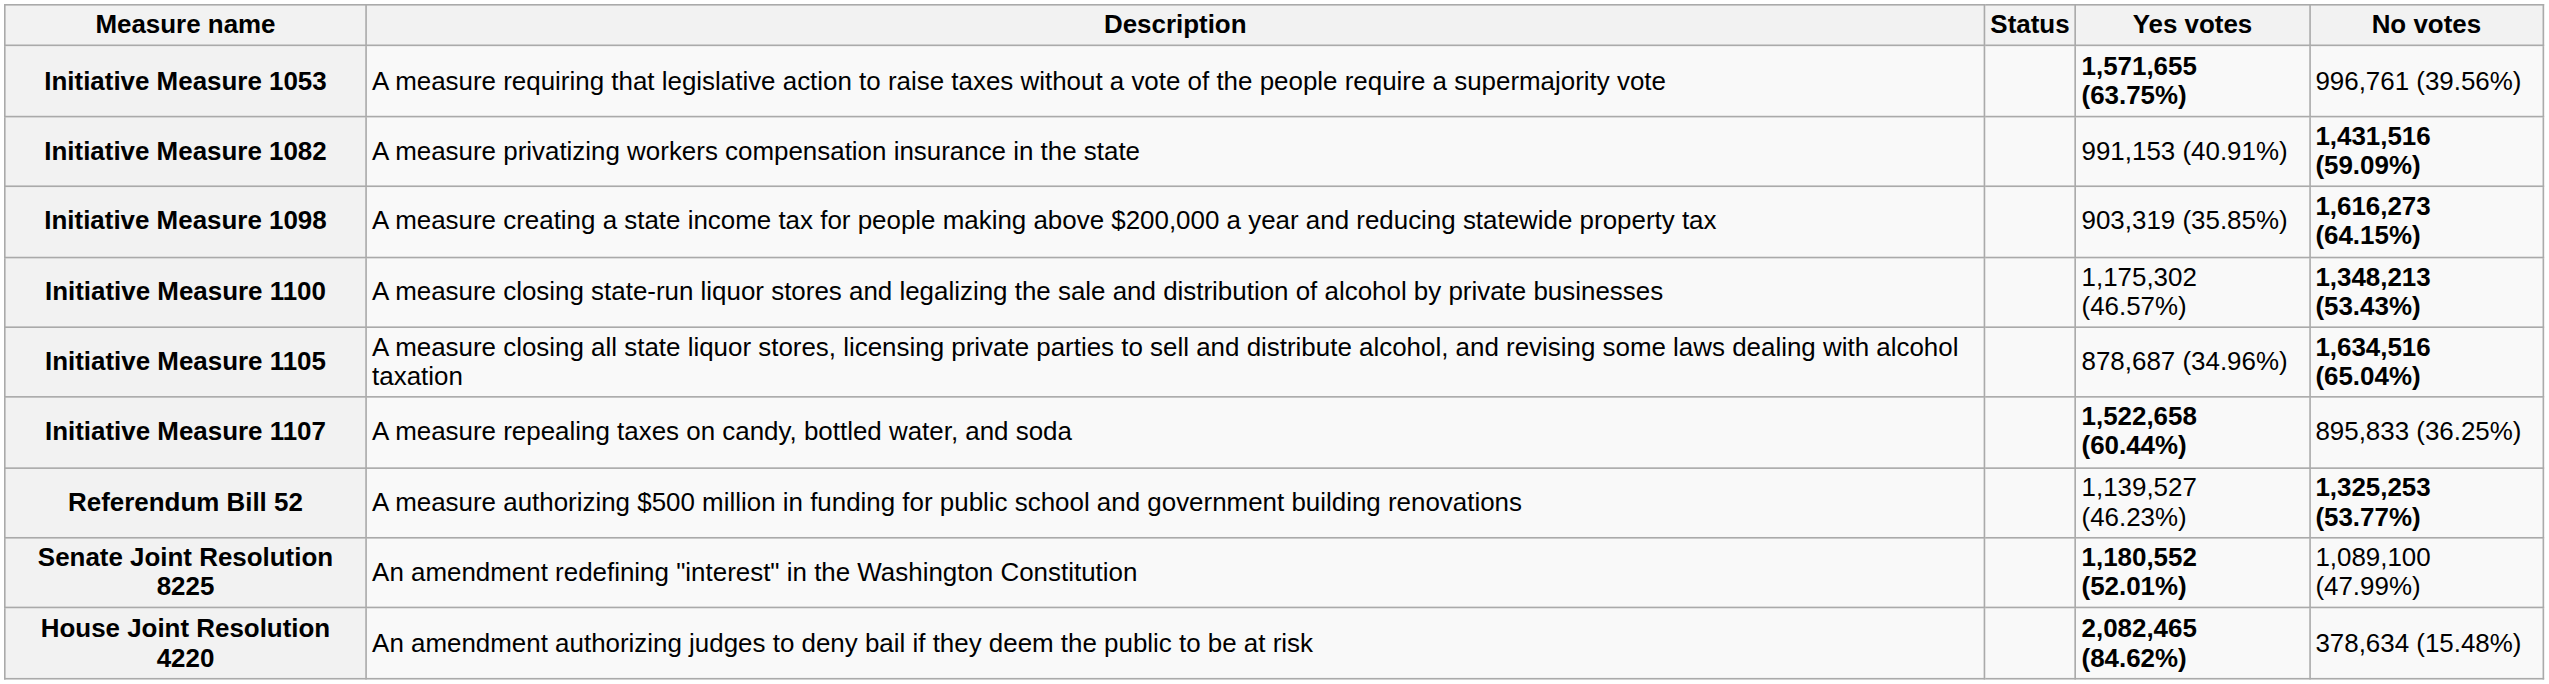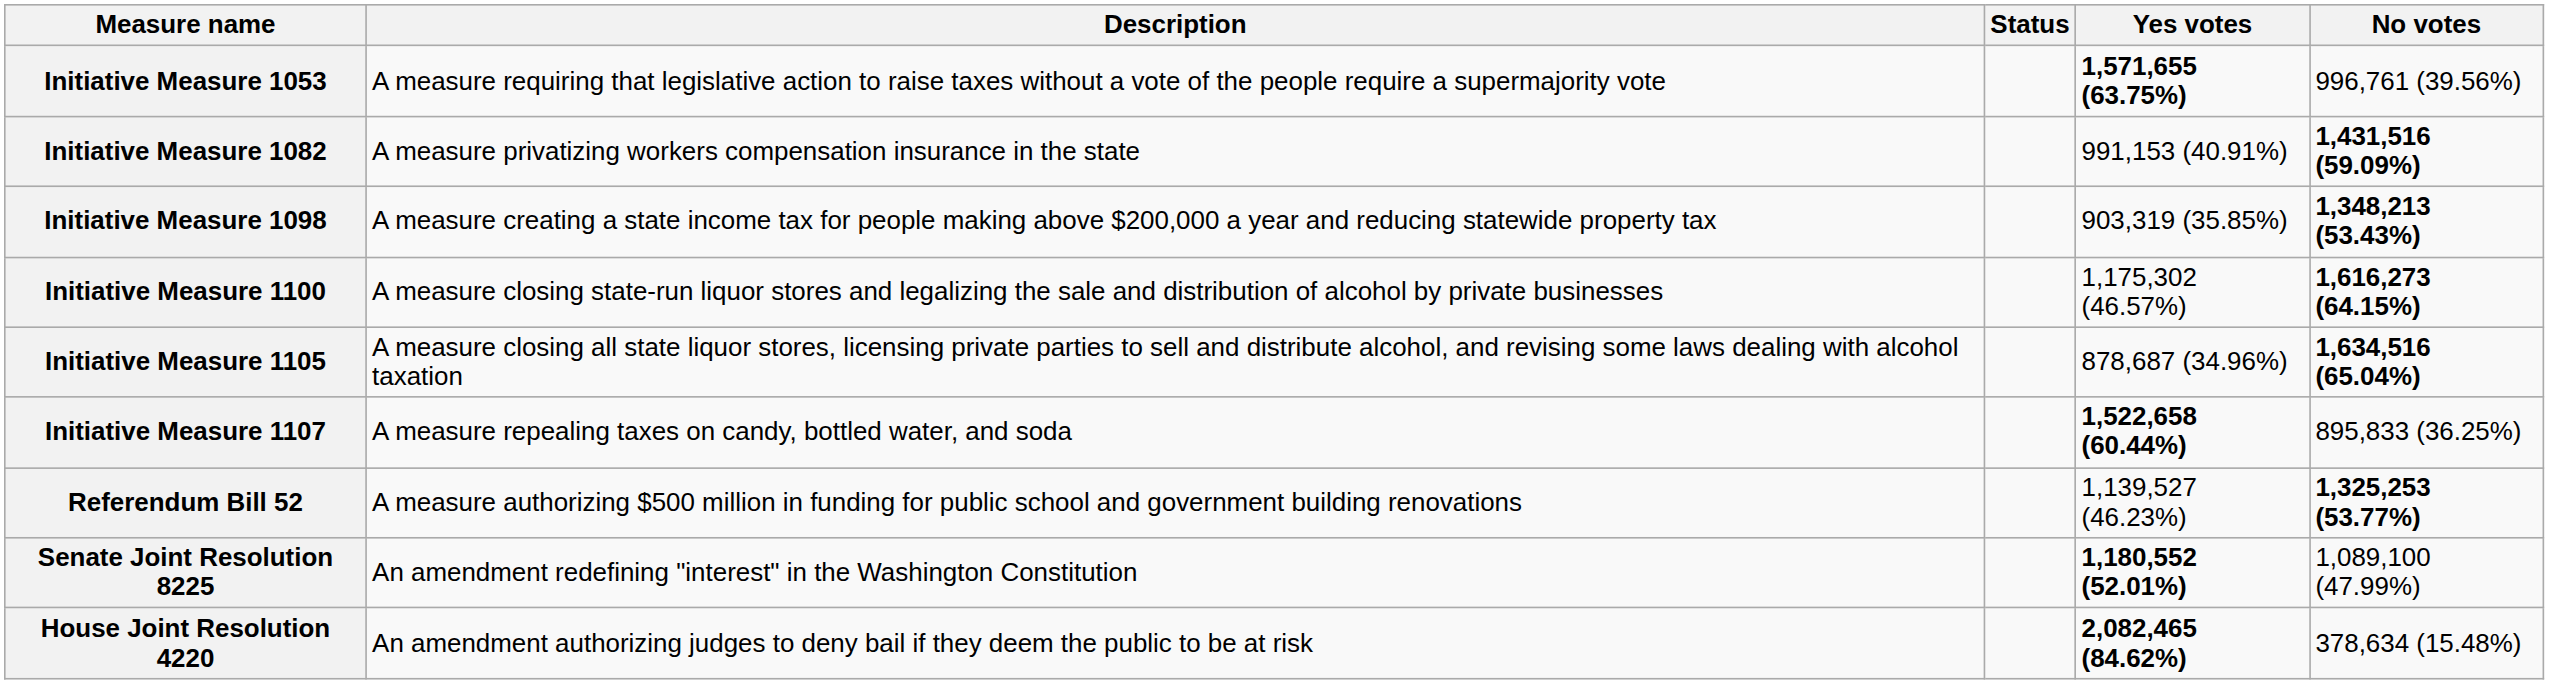(2373, 221) 1,616,273 (64.15%) -> (2373, 221) 1,348,213 (53.43%)
(2373, 291) 1,348,213 (53.43%) -> (2373, 291) 1,616,273 (64.15%)
